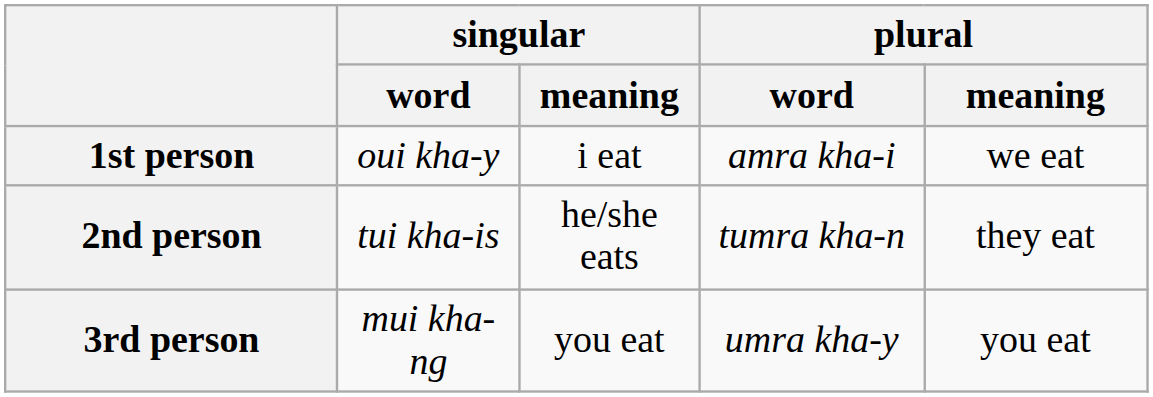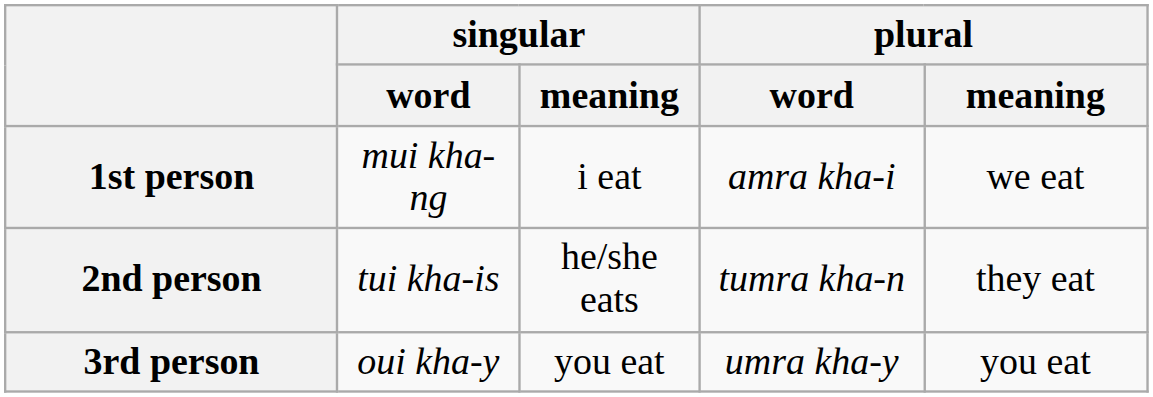(428, 154) oui kha-y -> (428, 176) mui kha-ng
(428, 339) mui kha-ng -> (428, 360) oui kha-y
